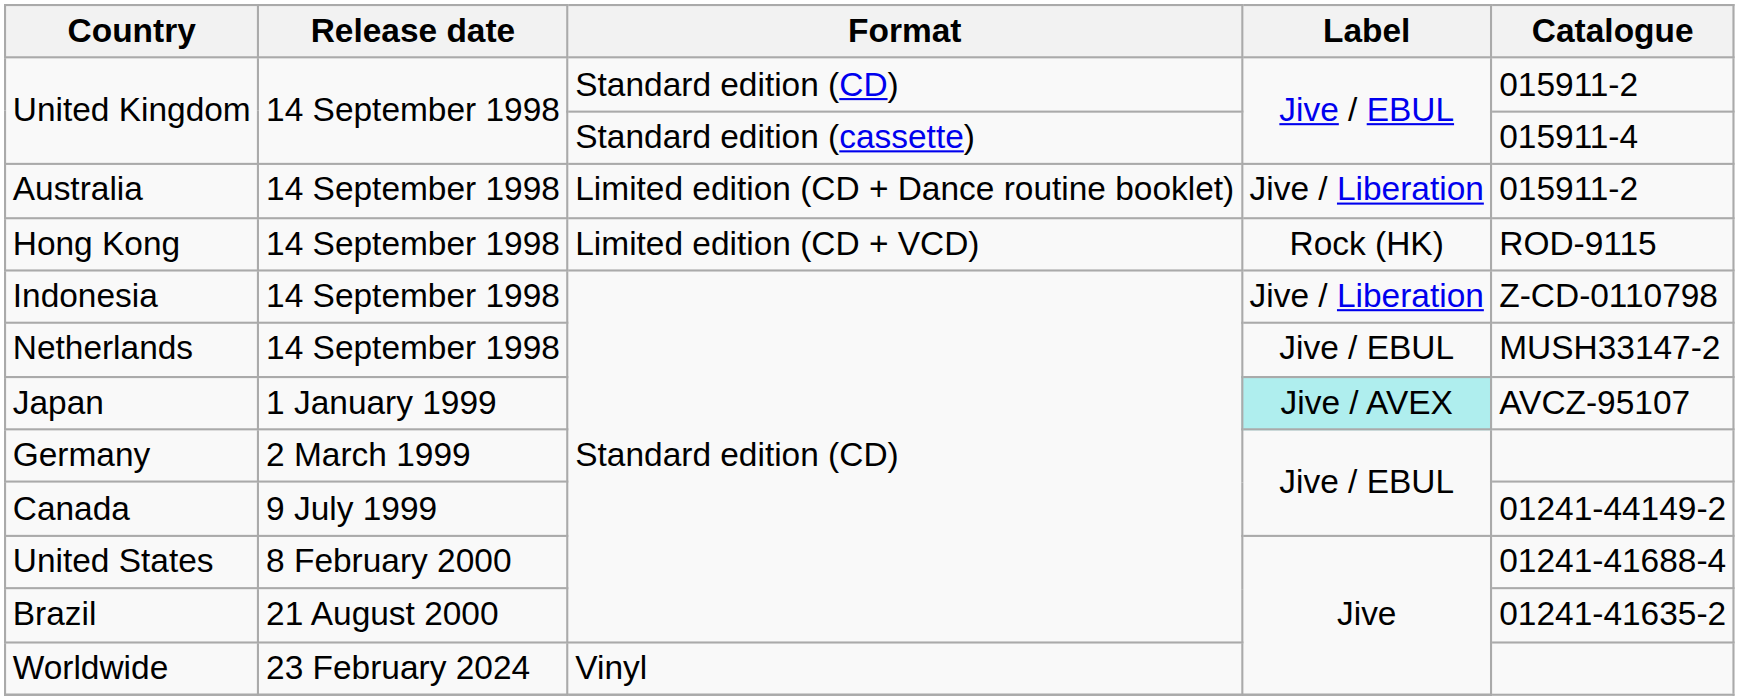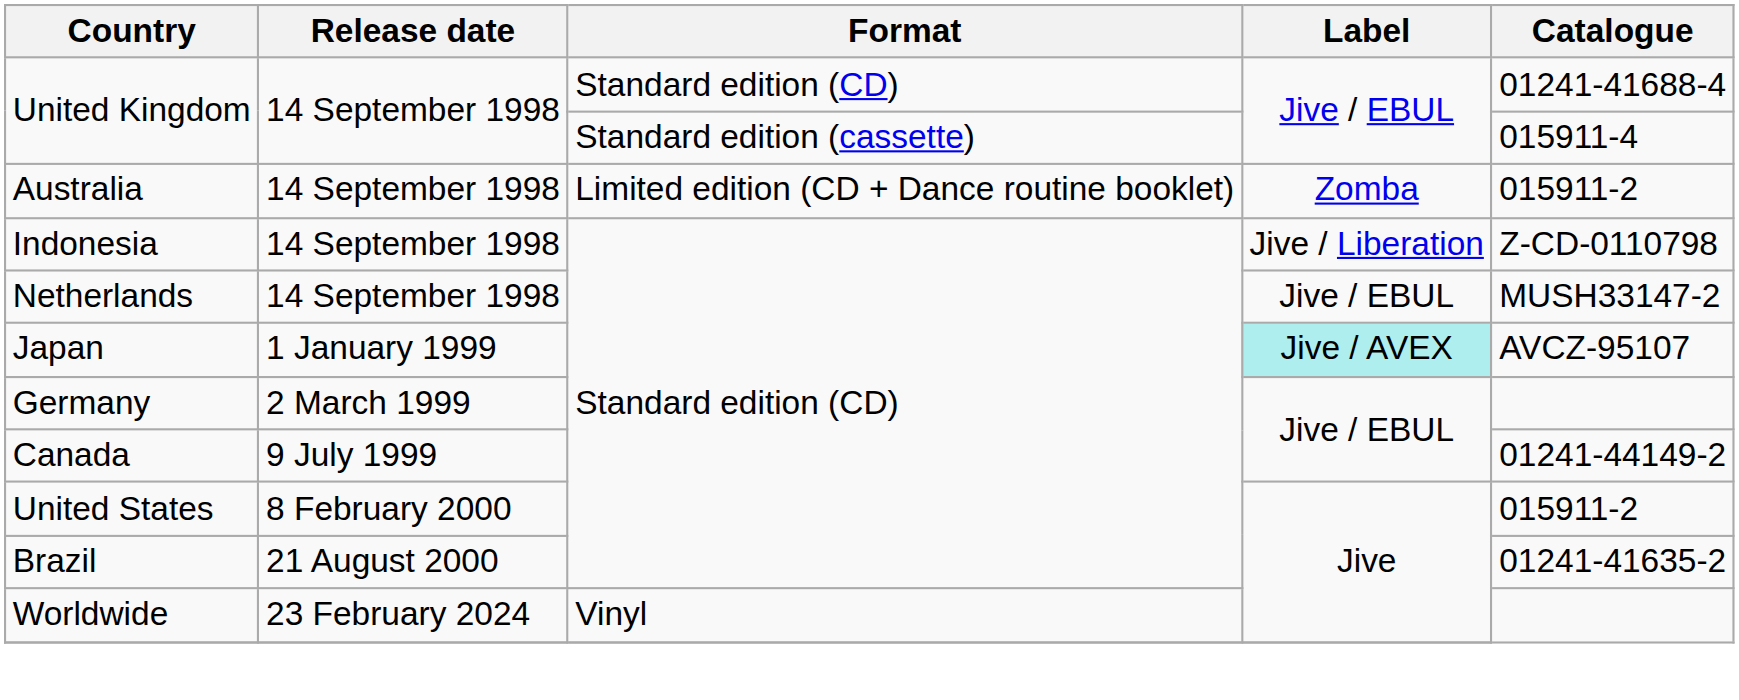(1569, 84) 015911-2 -> (1613, 84) 01241-41688-4
(1367, 190) Jive / Liberation -> (1367, 190) Zomba
- row: (96, 243)
(1613, 561) 01241-41688-4 -> (1569, 508) 015911-2
